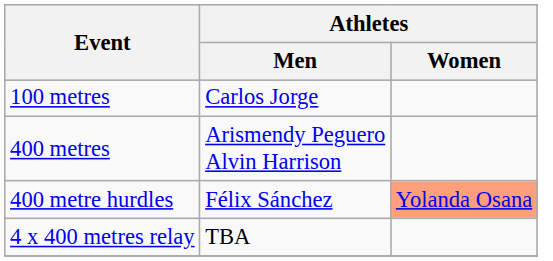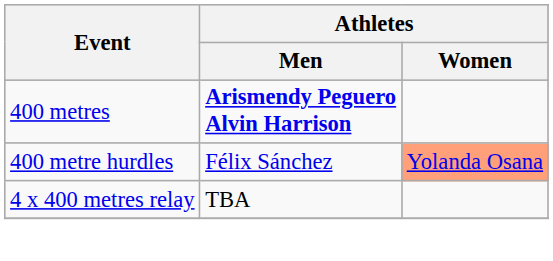- row: (60, 98)
(295, 148) normal -> (301, 111) bold
